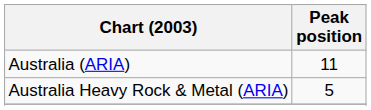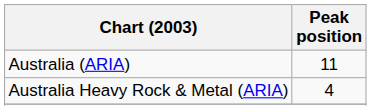(329, 90) 5 -> (329, 90) 4
